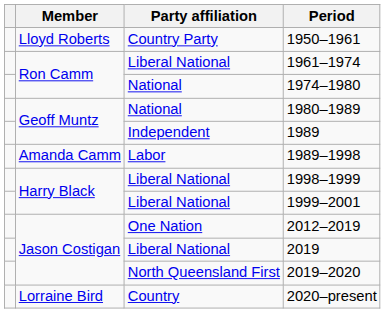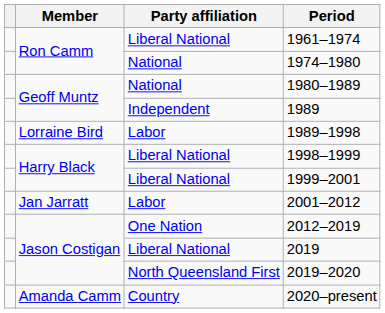- row: (324, 39)
(70, 156) Amanda Camm -> (61, 132) Lorraine Bird
+ row: (324, 202)
(61, 296) Lorraine Bird -> (70, 296) Amanda Camm
